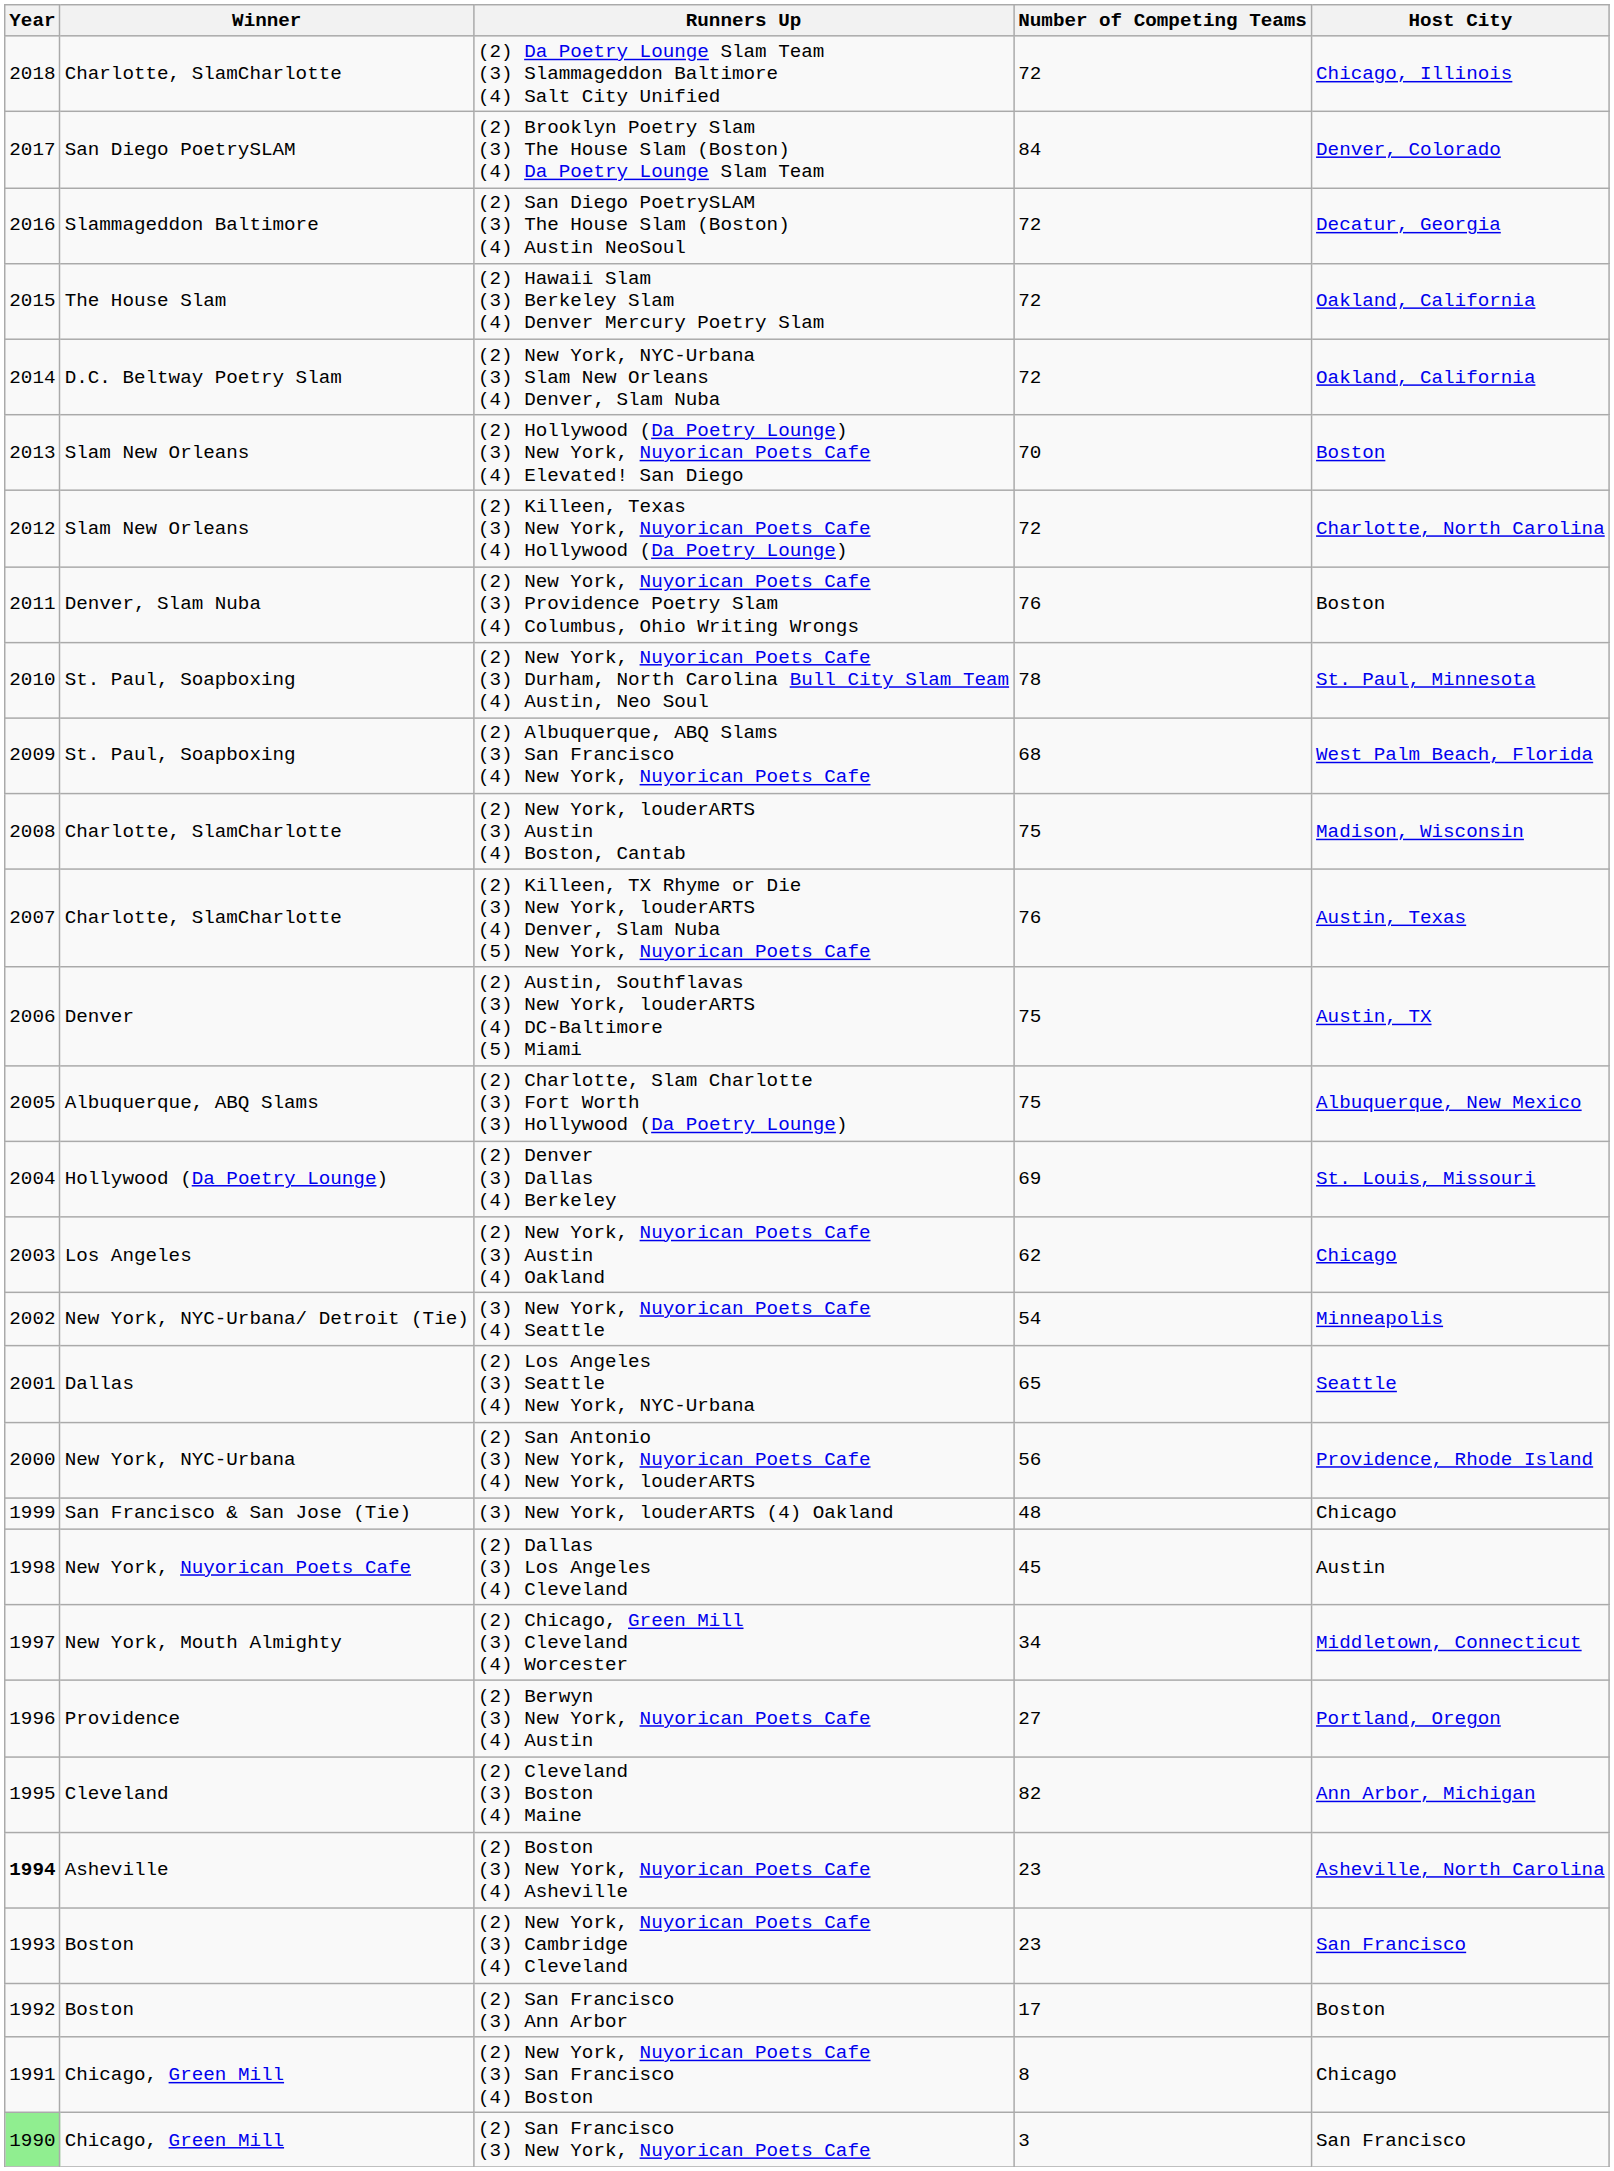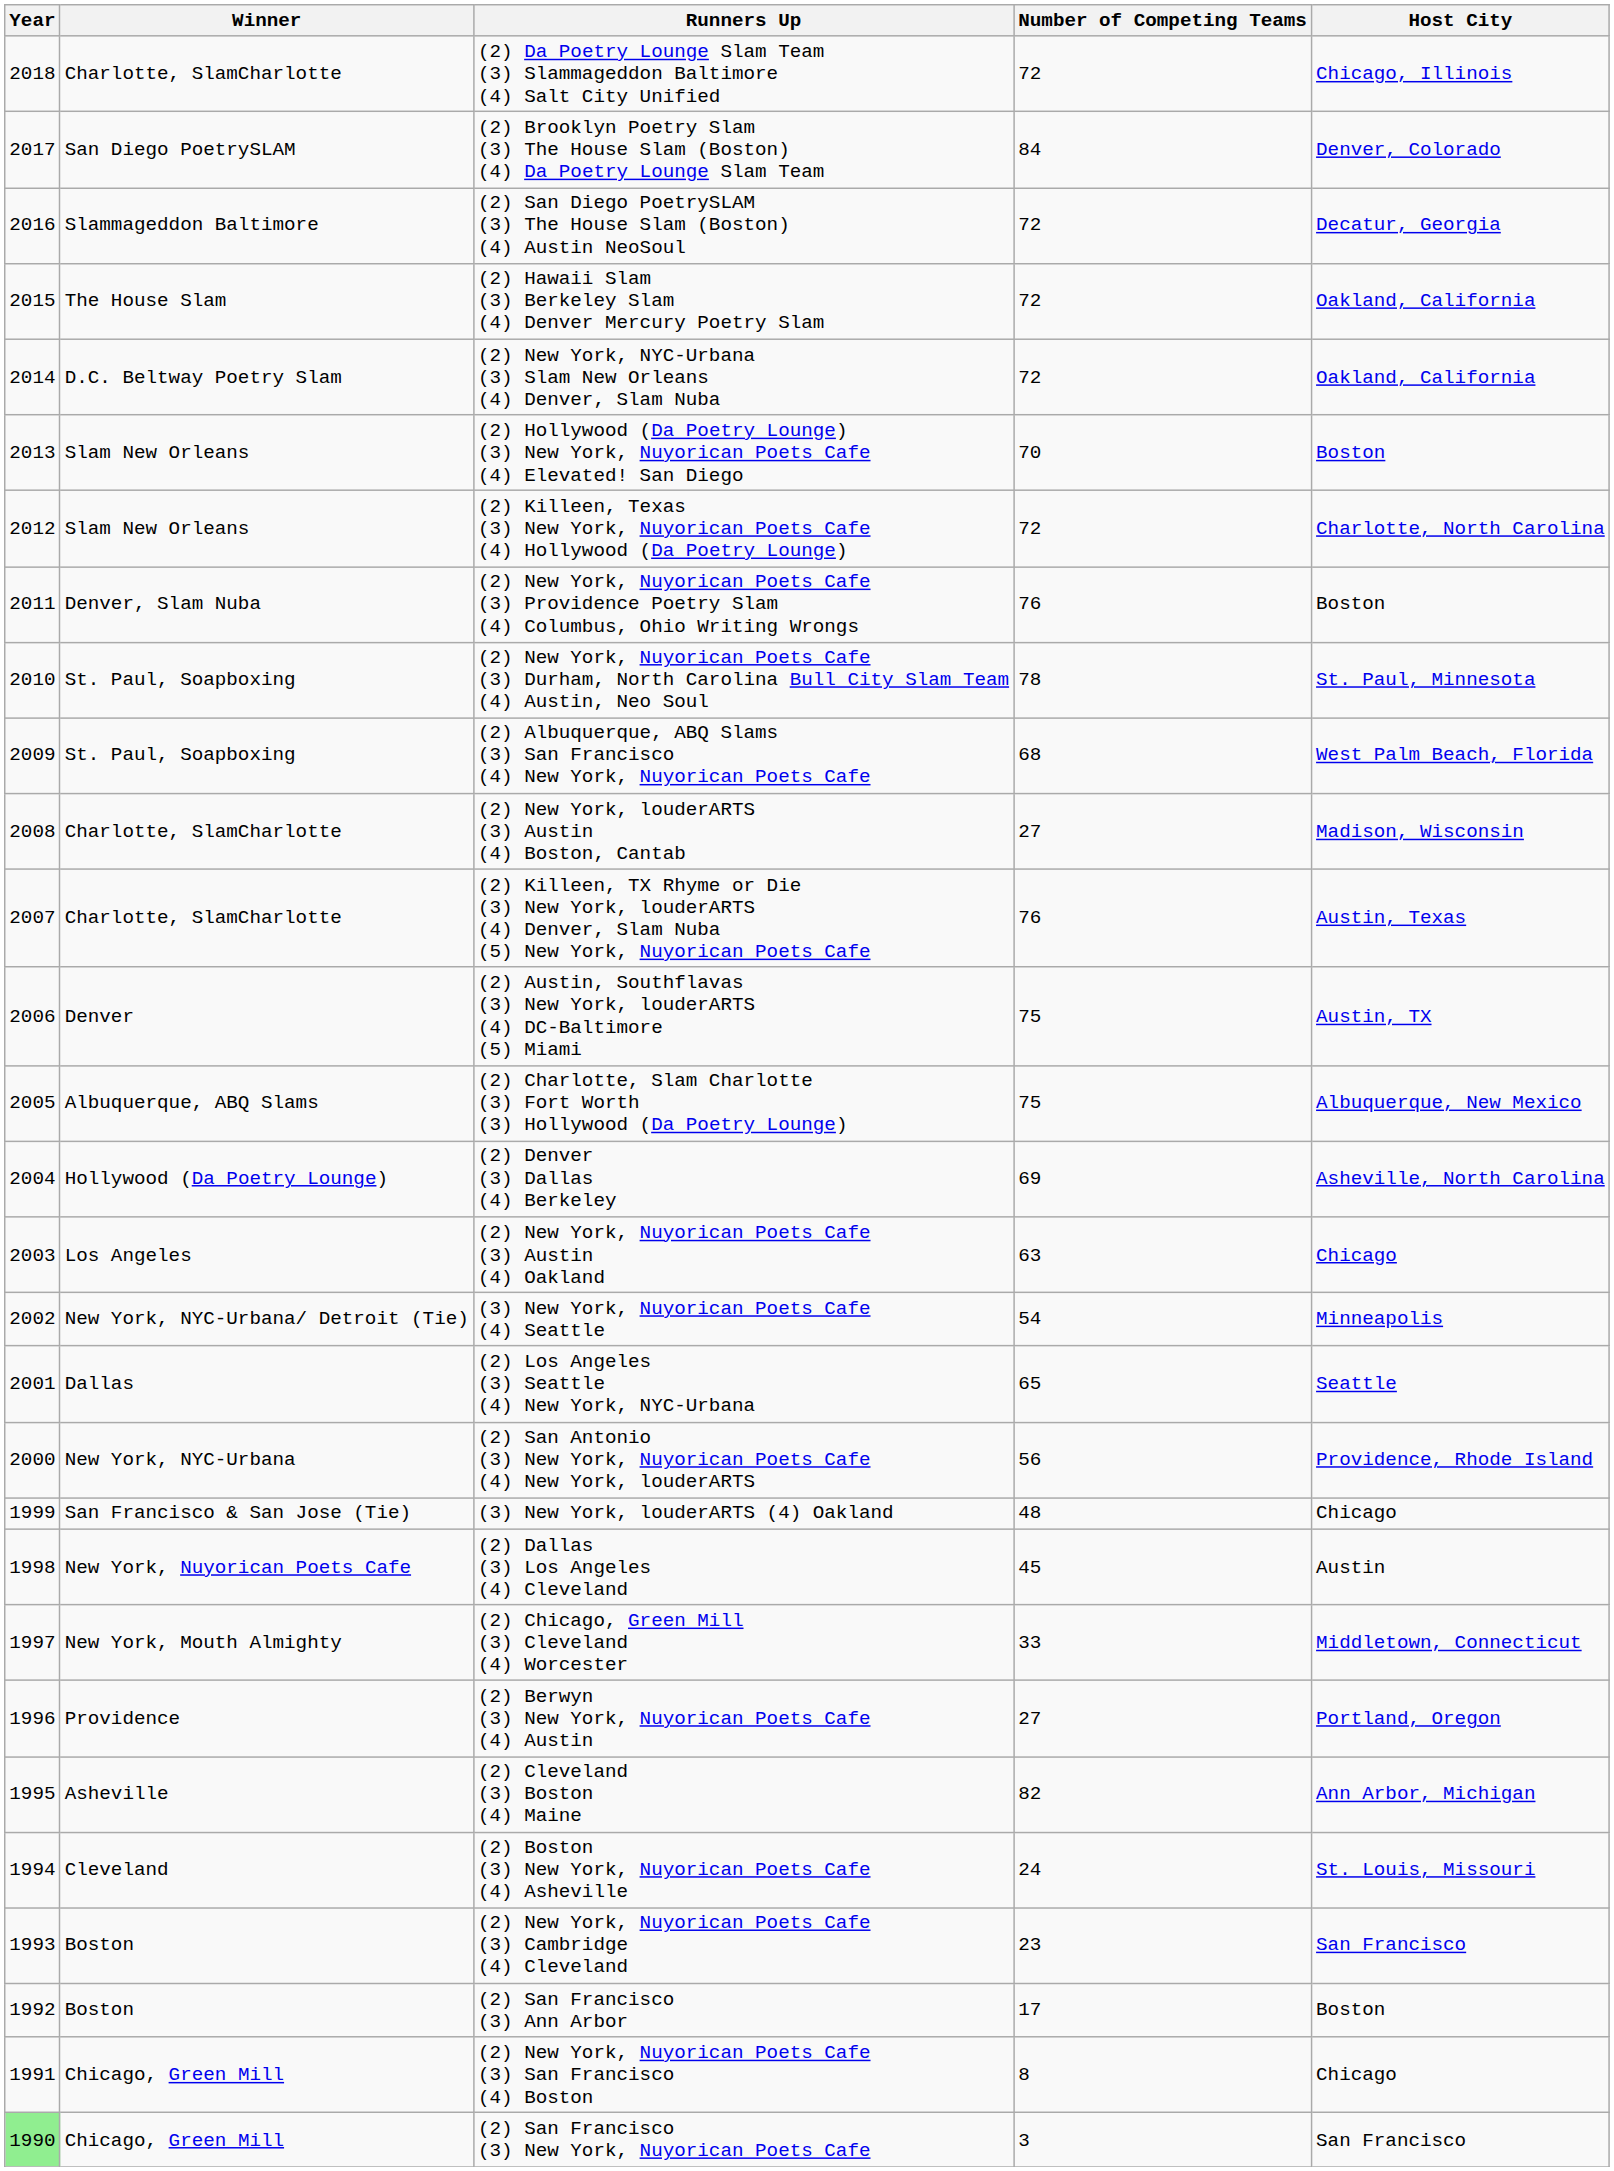(1030, 832) 75 -> (1030, 832) 27
(1426, 1179) St. Louis, Missouri -> (1460, 1179) Asheville, North Carolina
(1030, 1255) 62 -> (1030, 1255) 63
(1030, 1643) 34 -> (1030, 1643) 33
(117, 1794) Cleveland -> (117, 1794) Asheville
(32, 1870) bold -> (32, 1870) normal
(117, 1870) Asheville -> (117, 1870) Cleveland
(1030, 1870) 23 -> (1030, 1870) 24
(1460, 1870) Asheville, North Carolina -> (1426, 1870) St. Louis, Missouri
